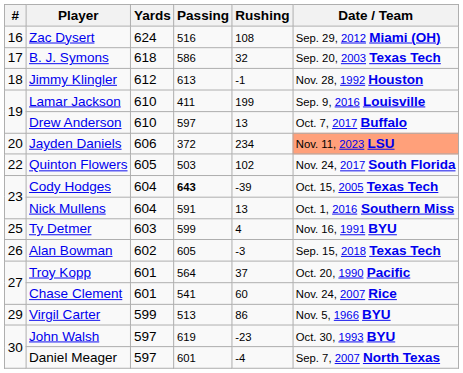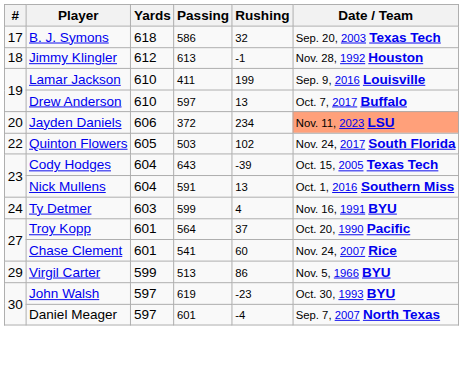- row: (62, 37)
(186, 187) bold -> (186, 166) normal
(15, 229) 25 -> (15, 208) 24
- row: (71, 251)
